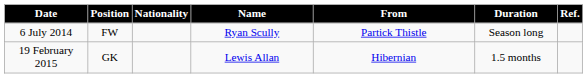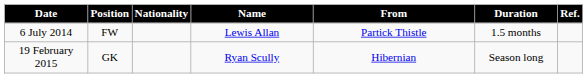(252, 32) Ryan Scully -> (252, 32) Lewis Allan
(516, 32) Season long -> (516, 32) 1.5 months
(252, 57) Lewis Allan -> (252, 57) Ryan Scully
(516, 57) 1.5 months -> (516, 57) Season long
